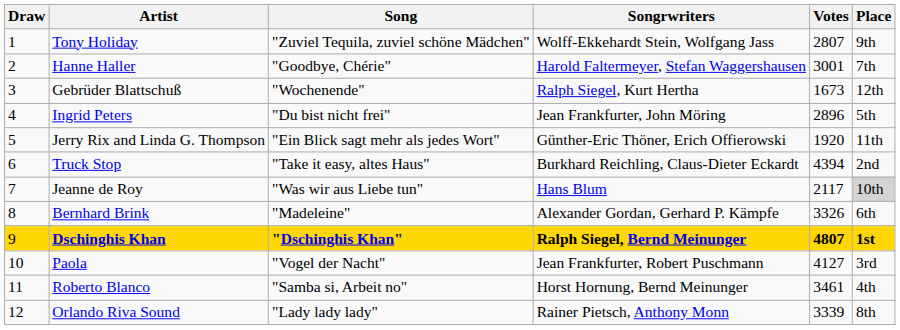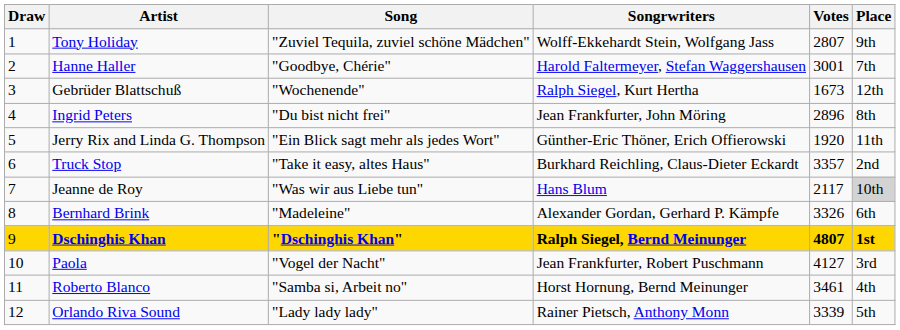(866, 115) 5th -> (866, 115) 8th
(829, 164) 4394 -> (829, 164) 3357
(866, 312) 8th -> (866, 312) 5th
